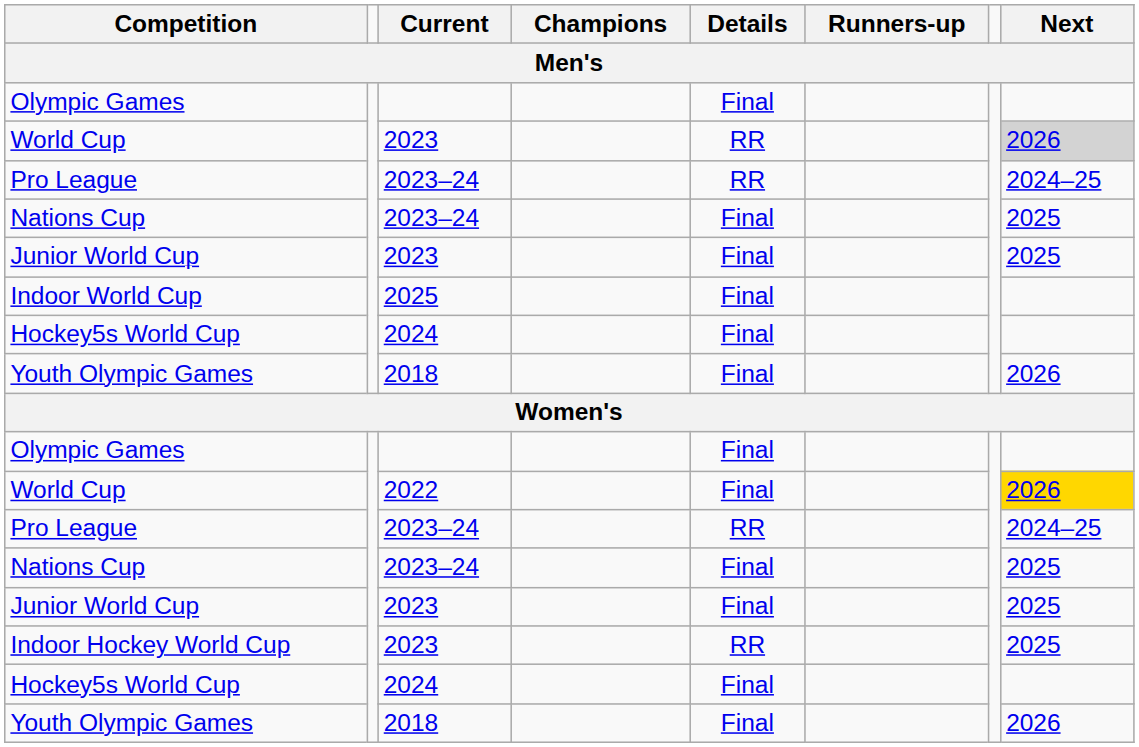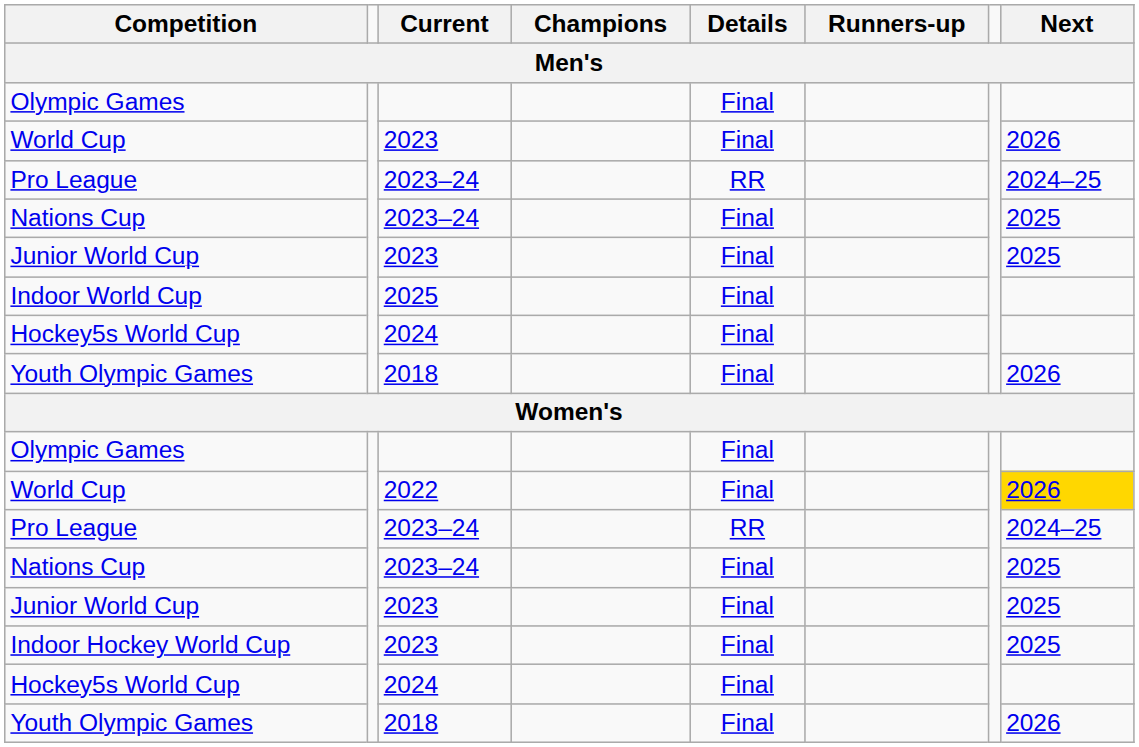(747, 140) RR -> (747, 140) Final
(1033, 140) lightgrey background -> (1033, 140) no background
(747, 645) RR -> (747, 645) Final
